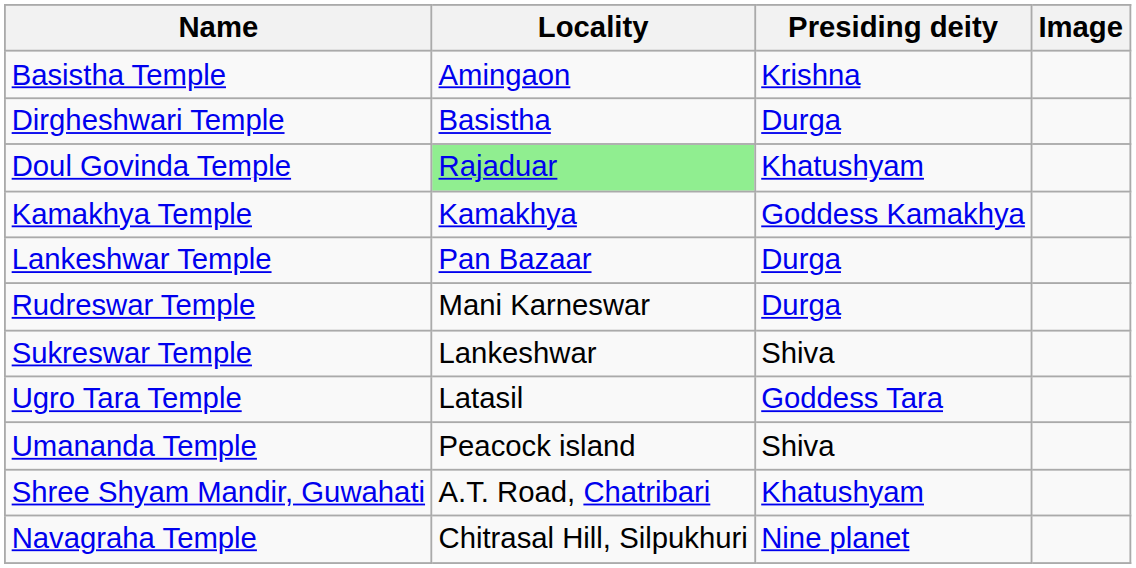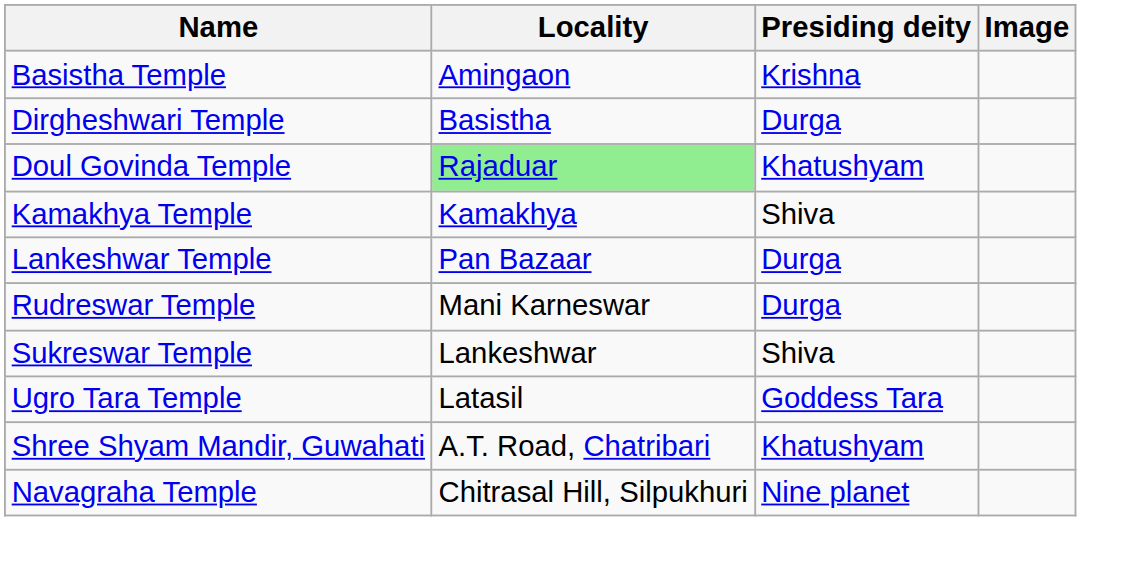(893, 213) Goddess Kamakhya -> (798, 213) Shiva
- row: (134, 445)
